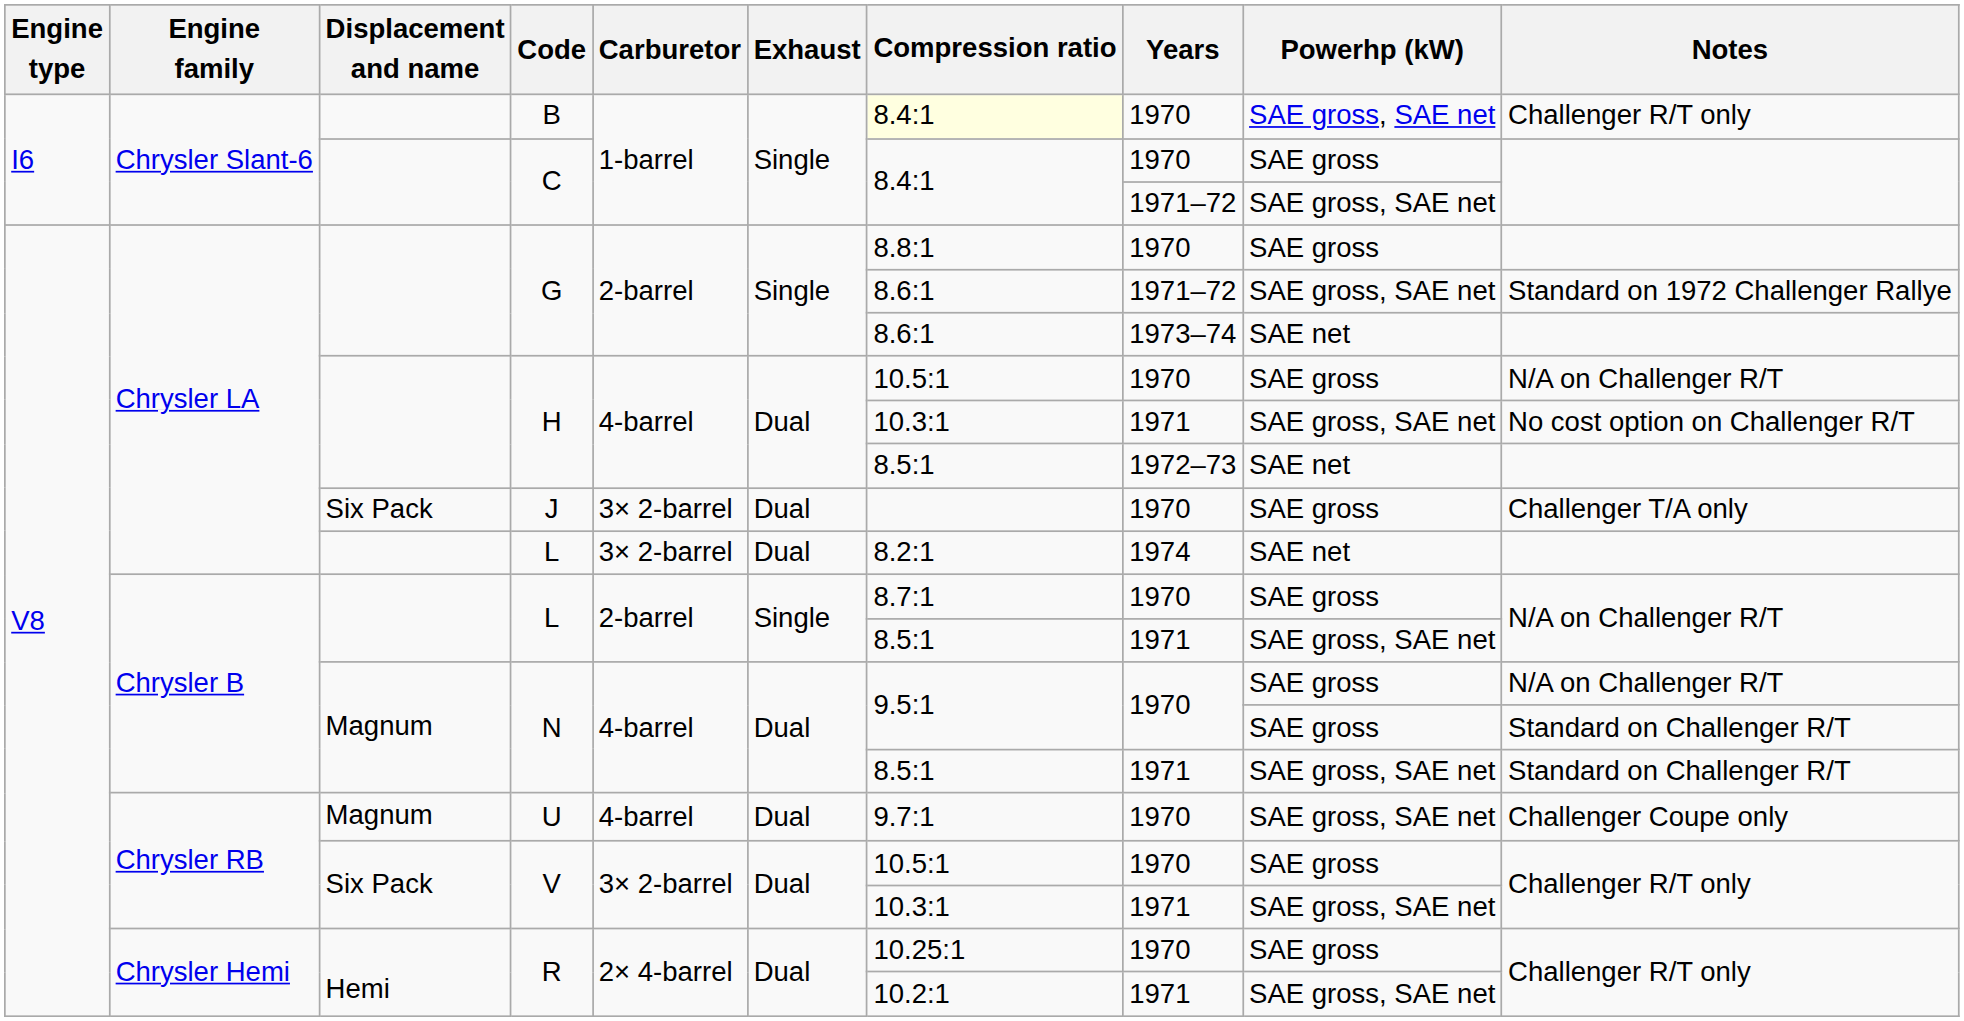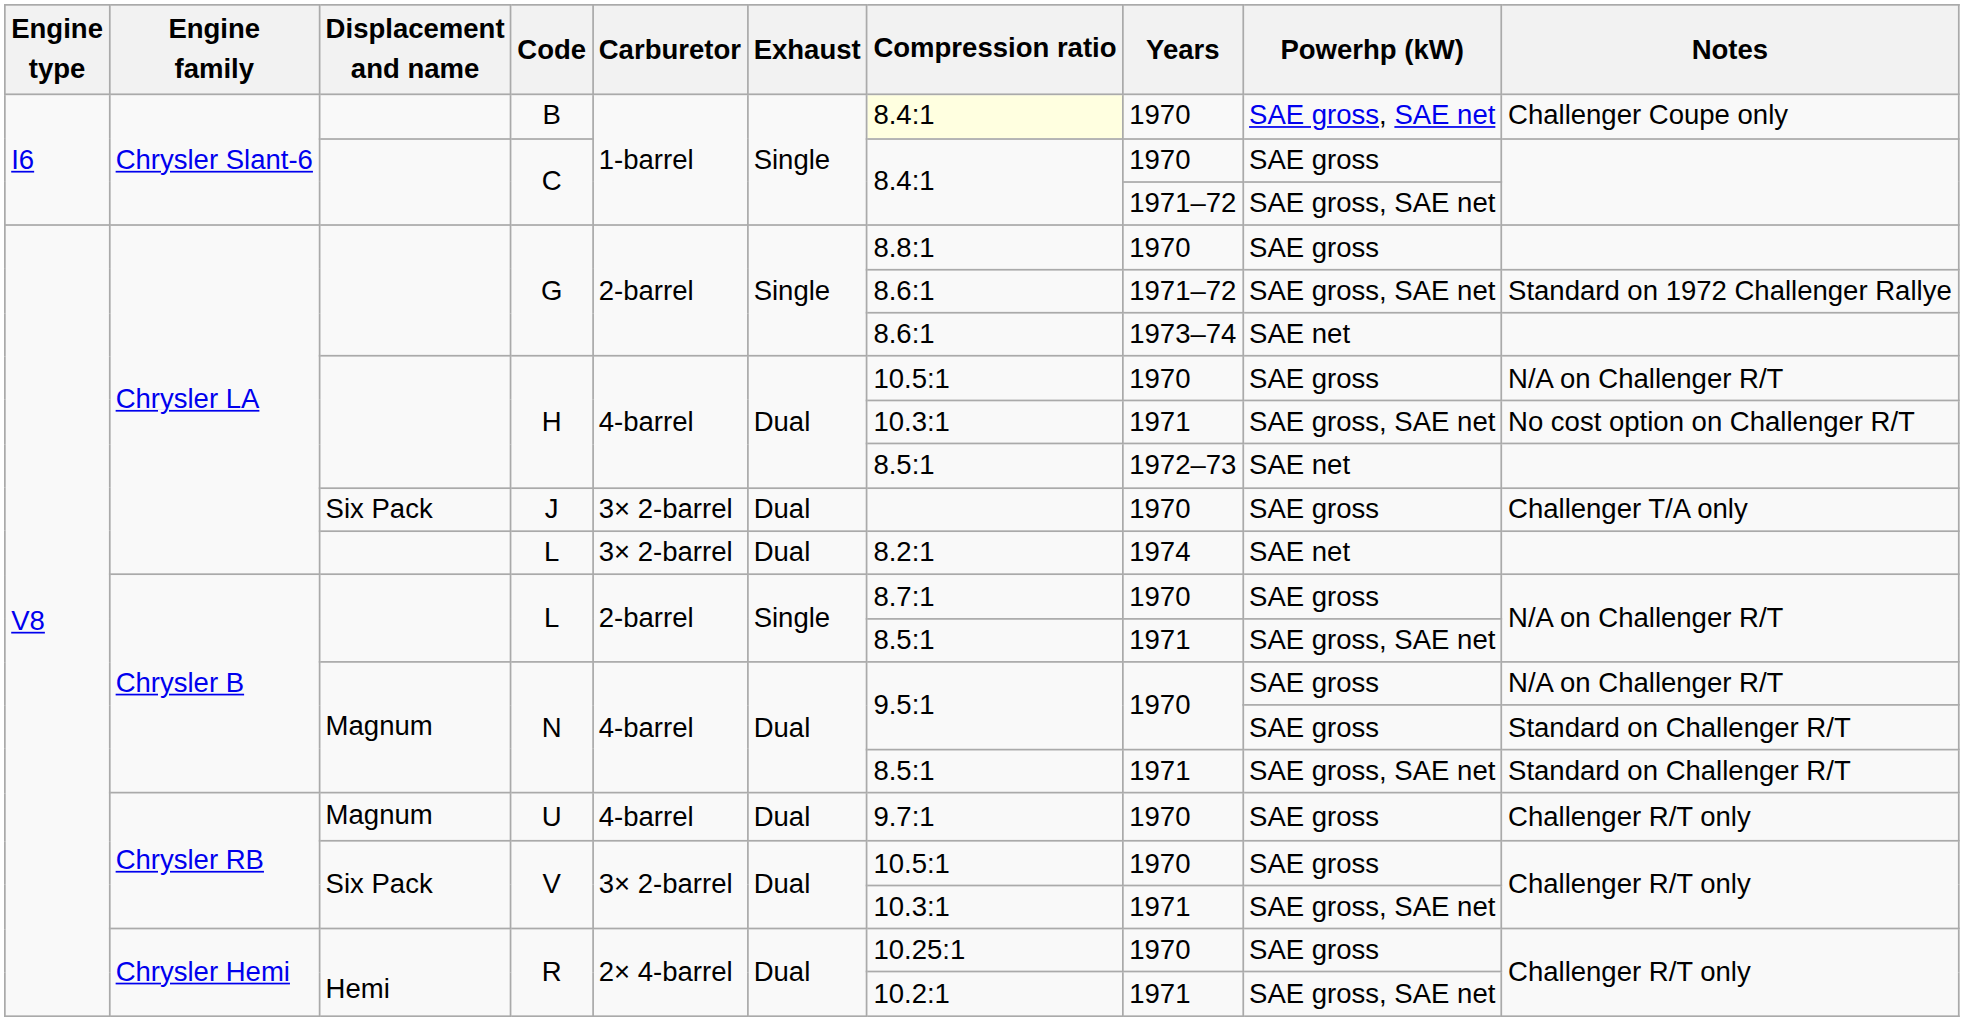(1629, 116) Challenger R/T only -> (1648, 116) Challenger Coupe only
(1372, 816) SAE gross, SAE net -> (1314, 816) SAE gross
(1648, 816) Challenger Coupe only -> (1629, 816) Challenger R/T only
